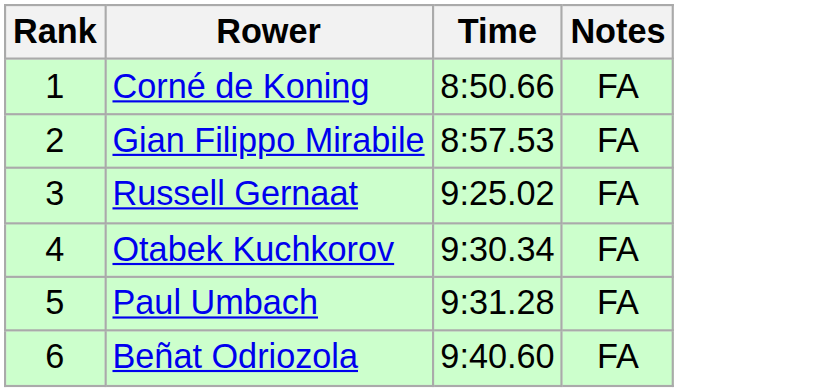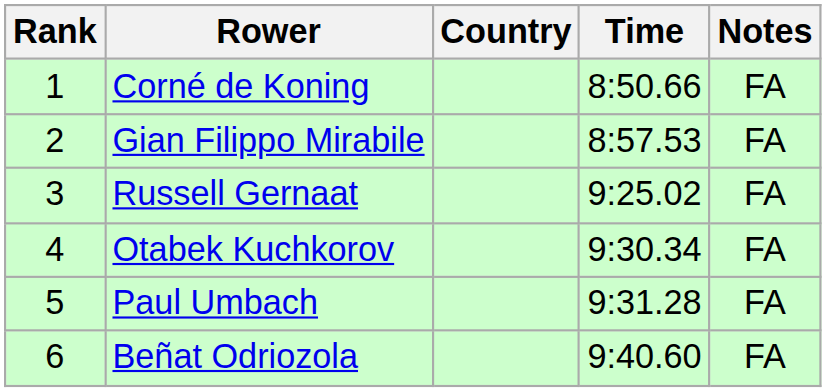+ column: (506, 31)
